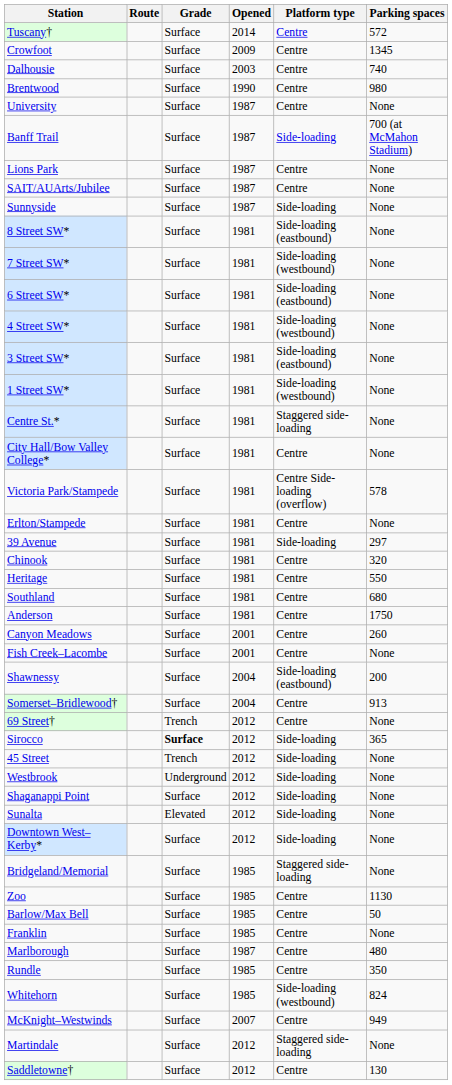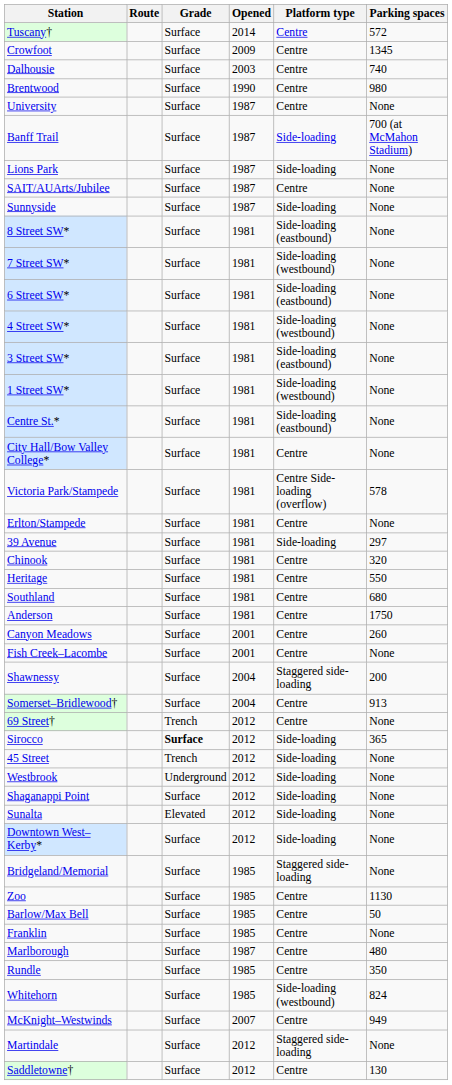(292, 169) Centre -> (306, 169) Side-loading
(313, 421) Staggered side-loading -> (306, 421) Side-loading (eastbound)
(306, 678) Side-loading (eastbound) -> (313, 678) Staggered side-loading
